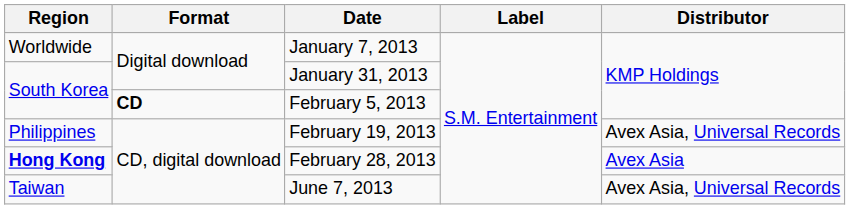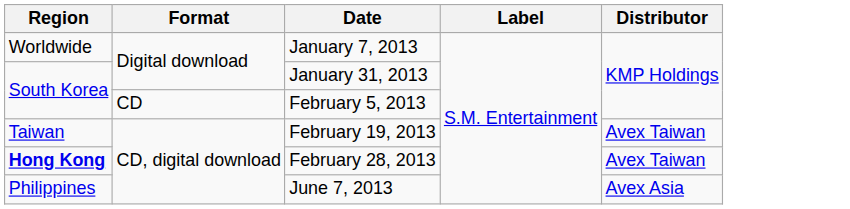(130, 103) bold -> (130, 103) normal
(52, 132) Philippines -> (37, 132) Taiwan
(723, 132) Avex Asia, Universal Records -> (656, 132) Avex Taiwan
(645, 160) Avex Asia -> (656, 160) Avex Taiwan
(37, 189) Taiwan -> (52, 189) Philippines
(723, 189) Avex Asia, Universal Records -> (645, 189) Avex Asia
